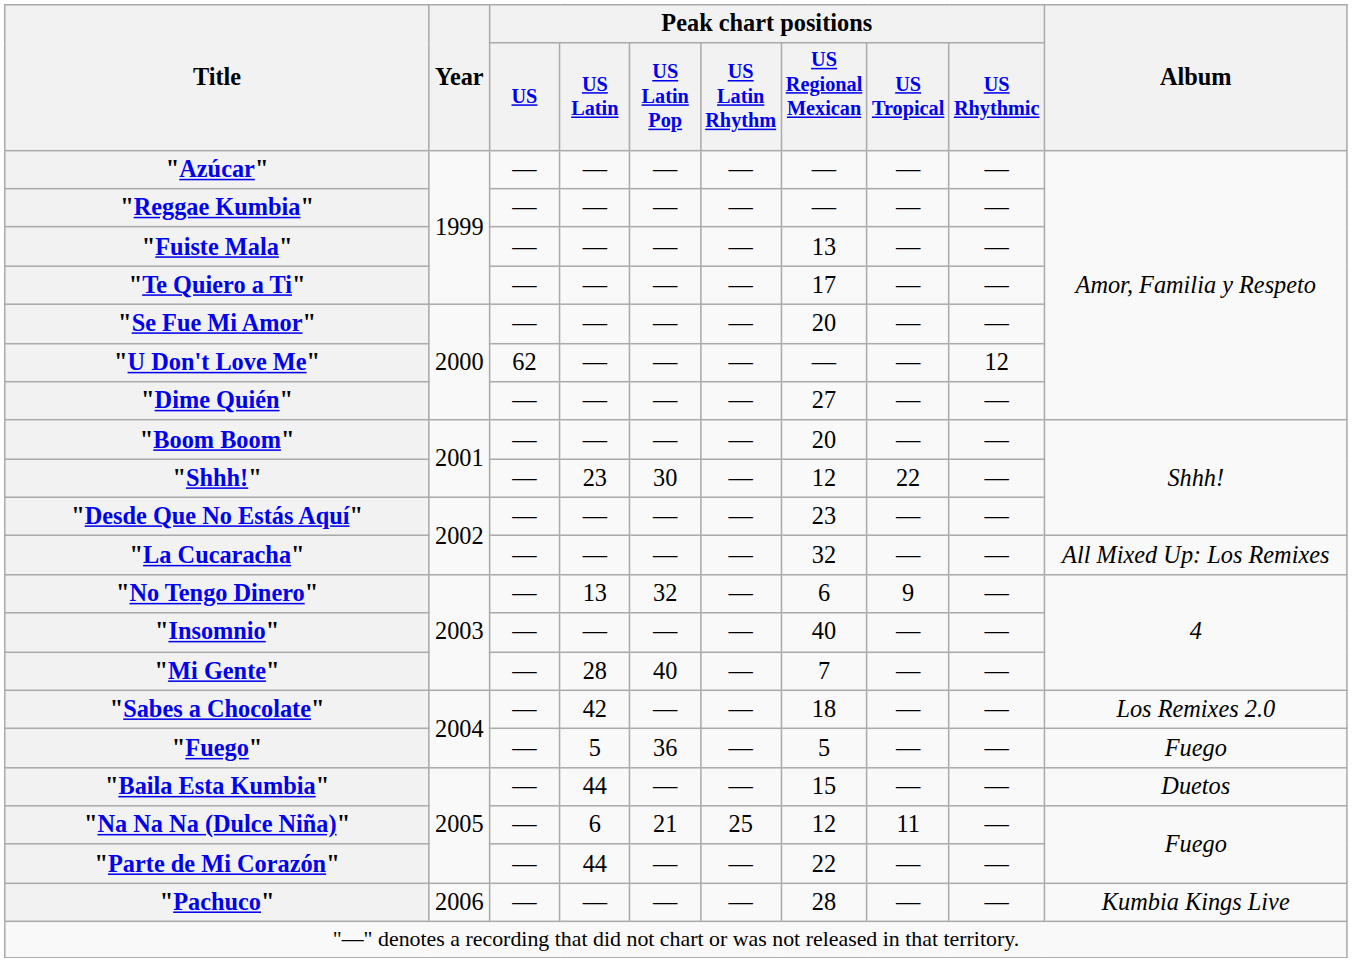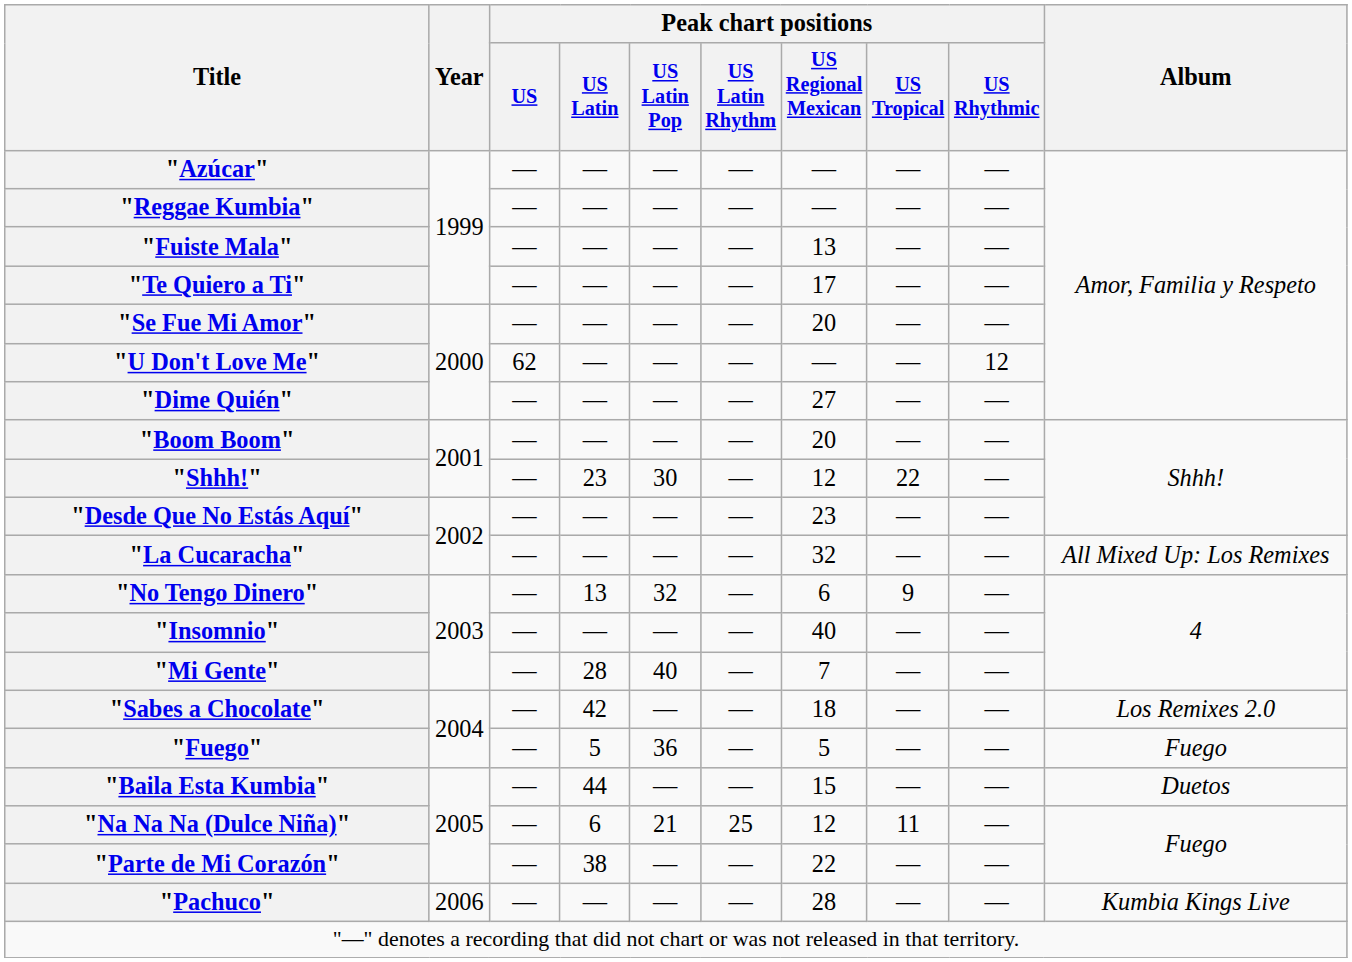(595, 863) 44 -> (595, 863) 38
